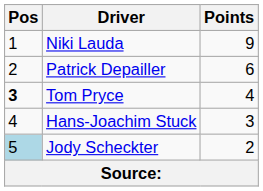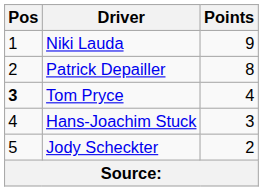(250, 70) 6 -> (250, 70) 8
(13, 148) lightblue background -> (13, 148) no background
